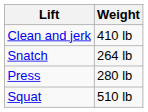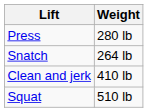rows swapped: (24, 76) <-> (49, 35)
